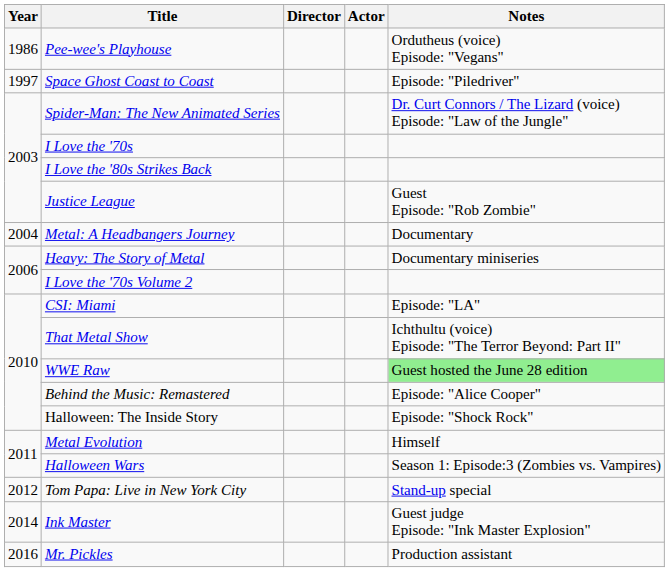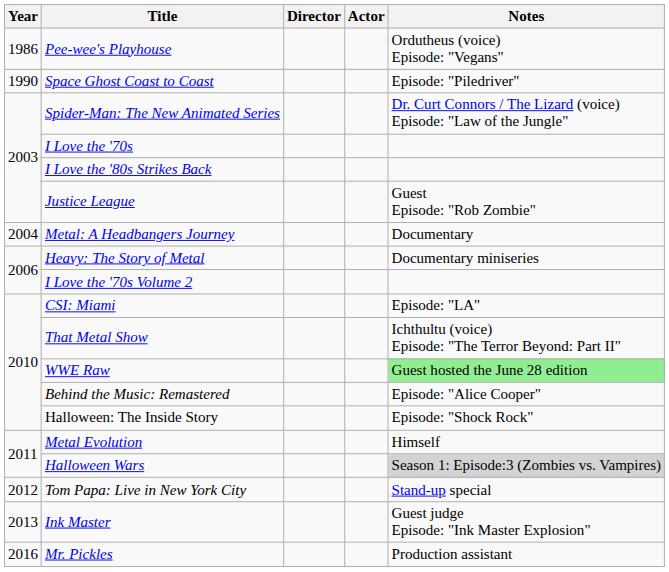(23, 81) 1997 -> (23, 81) 1990
(526, 465) no background -> (526, 465) lightgrey background
(23, 521) 2014 -> (23, 521) 2013
